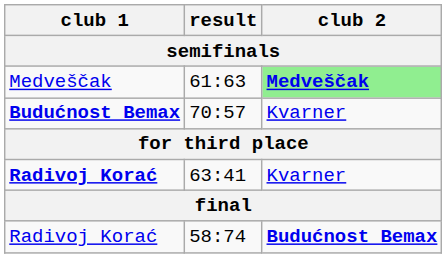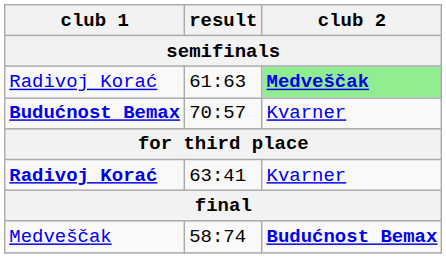(61, 82) Medveščak -> (83, 82) Radivoj Korać
(83, 237) Radivoj Korać -> (61, 237) Medveščak
